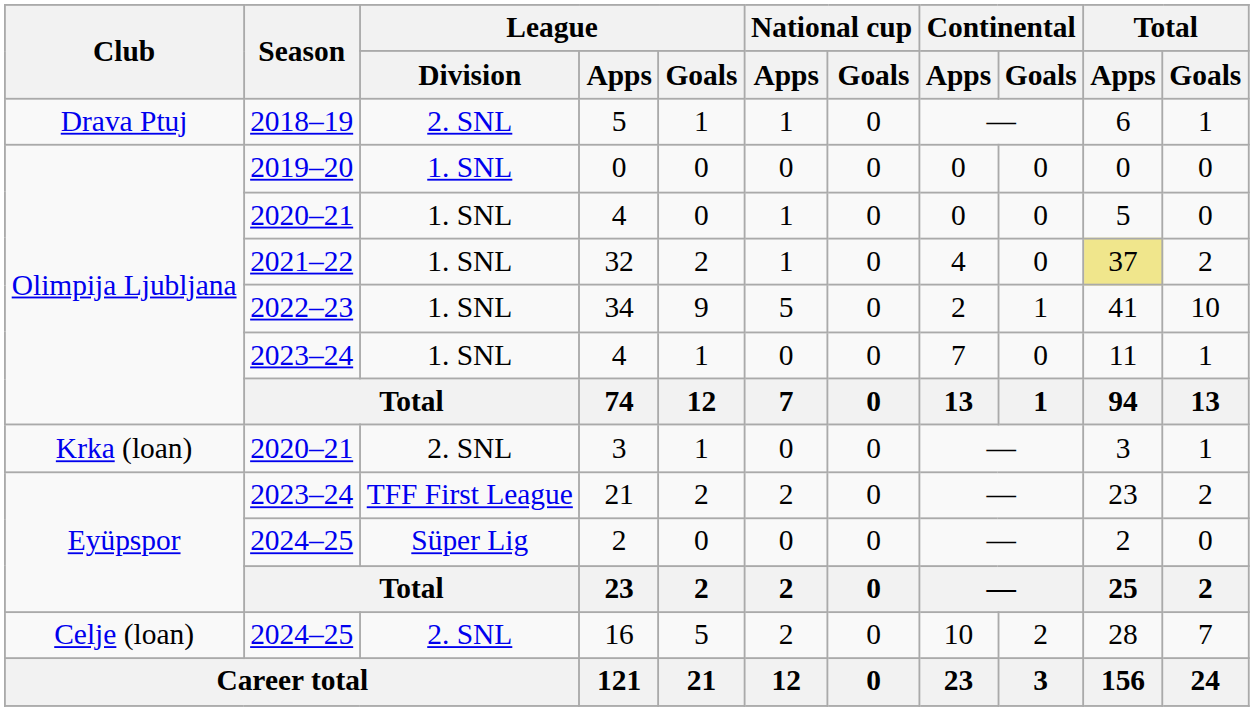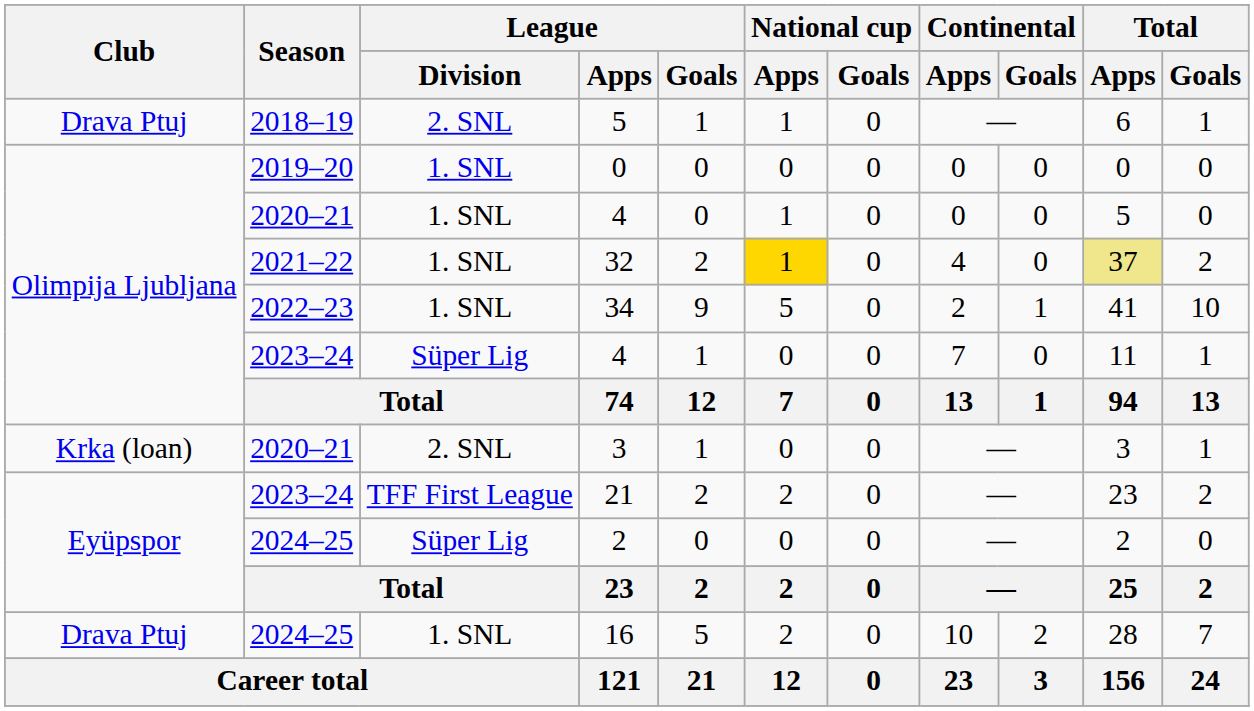(786, 261) no background -> (786, 261) gold background
(470, 354) 1. SNL -> (470, 354) Süper Lig
(124, 634) Celje (loan) -> (124, 634) Drava Ptuj
(470, 634) 2. SNL -> (470, 634) 1. SNL
